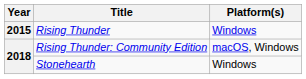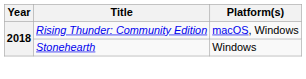- row: (73, 30)
